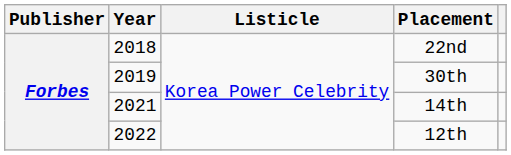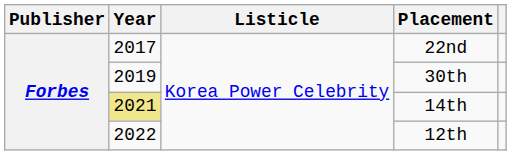(135, 48) 2018 -> (135, 48) 2017
(135, 106) no background -> (135, 106) khaki background
